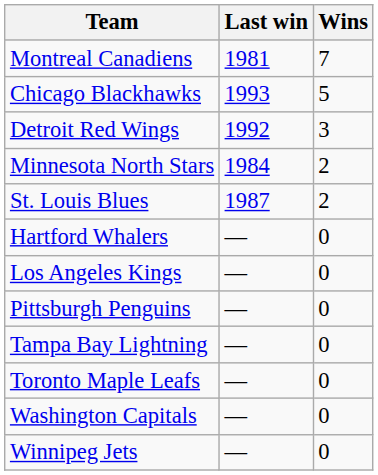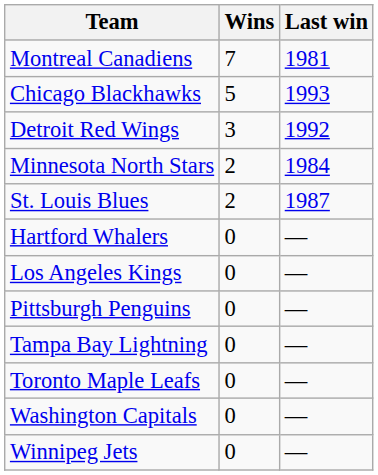columns swapped: (343, 22) <-> (266, 22)
